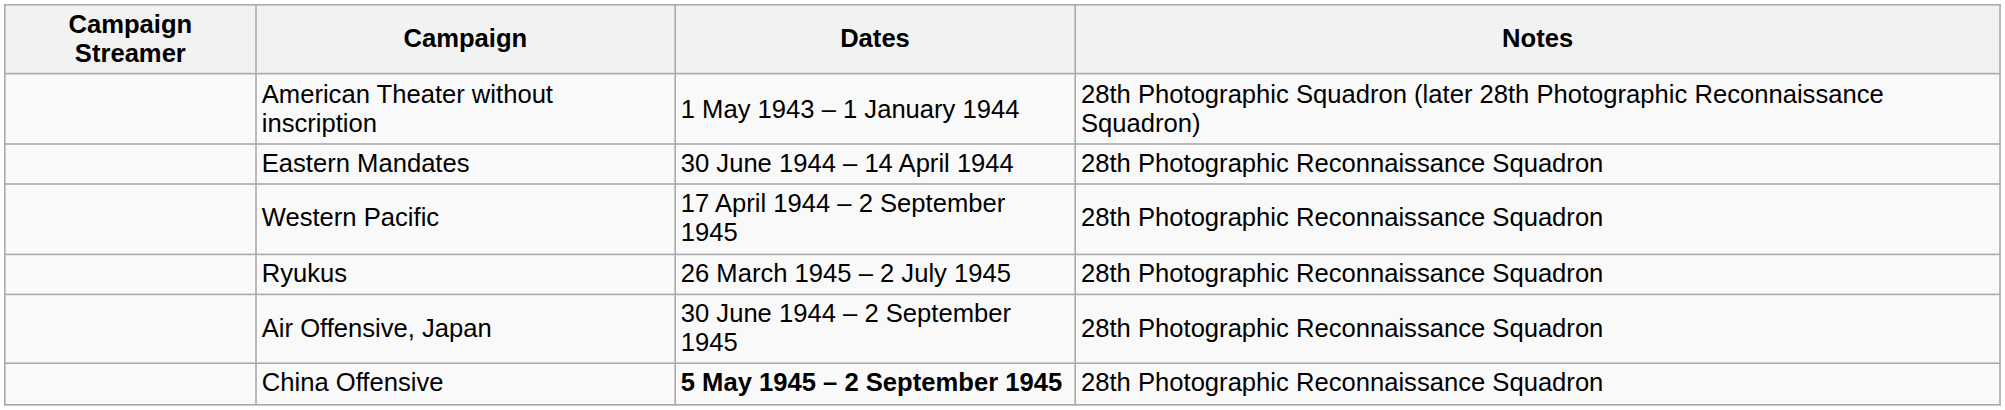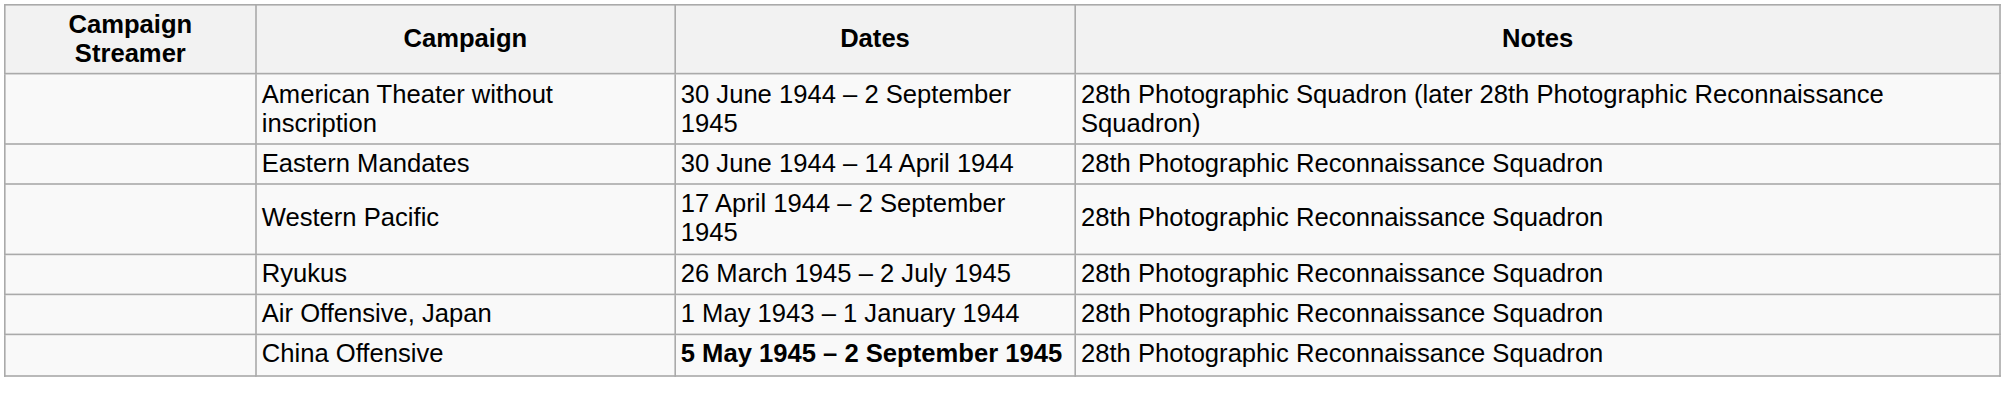(850, 108) 1 May 1943 – 1 January 1944 -> (846, 108) 30 June 1944 – 2 September 1945
(846, 328) 30 June 1944 – 2 September 1945 -> (850, 314) 1 May 1943 – 1 January 1944
